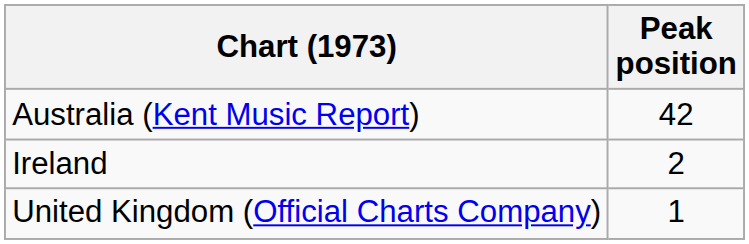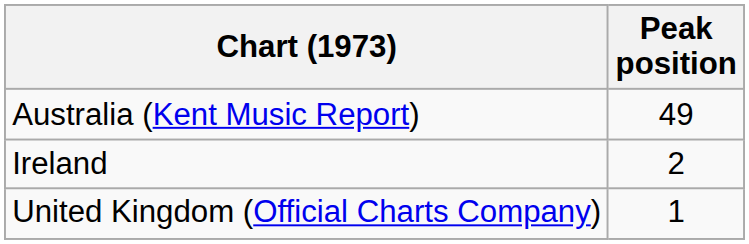(676, 113) 42 -> (676, 113) 49
